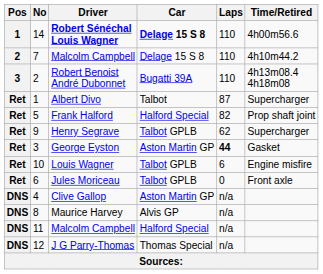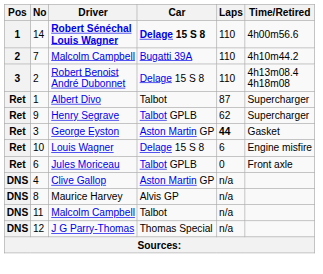(172, 56) Delage 15 S 8 -> (166, 56) Bugatti 39A
(166, 78) Bugatti 39A -> (172, 78) Delage 15 S 8
- row: (36, 116)
(168, 164) Talbot GPLB -> (172, 148) Delage 15 S 8
(174, 229) Halford Special -> (153, 213) Talbot
